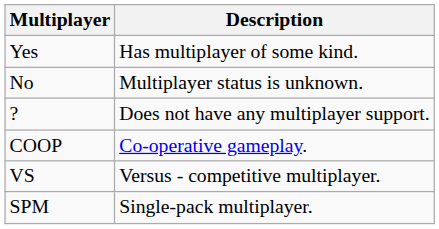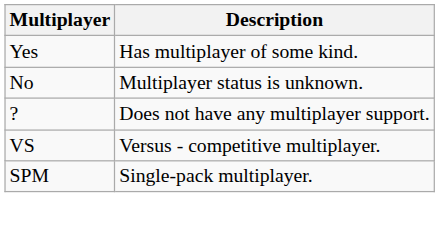- row: (36, 144)
